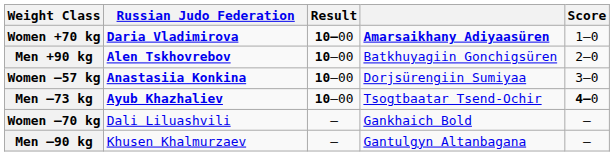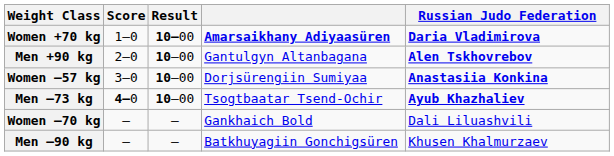columns swapped: (206, 15) <-> (587, 15)
(460, 57) Batkhuyagiin Gonchigsüren -> (286, 57) Gantulgyn Altanbagana
(445, 141) Gantulgyn Altanbagana -> (301, 141) Batkhuyagiin Gonchigsüren
